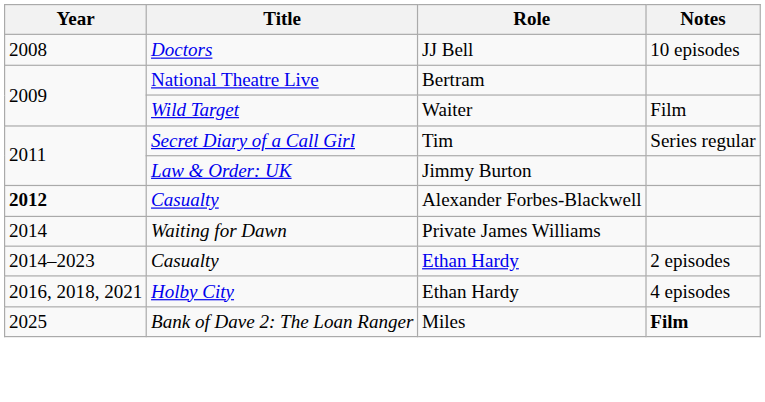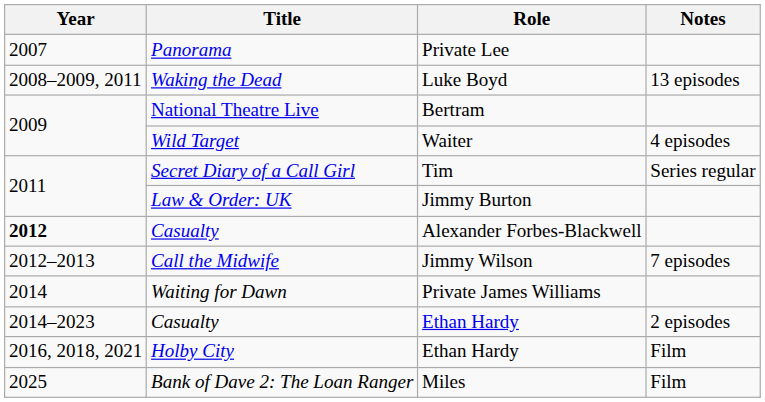+ row: (191, 49)
- row: (182, 49)
+ row: (216, 79)
(668, 110) Film -> (690, 140) 4 episodes
+ row: (215, 261)
(690, 291) 4 episodes -> (668, 351) Film
(669, 321) bold -> (668, 381) normal
